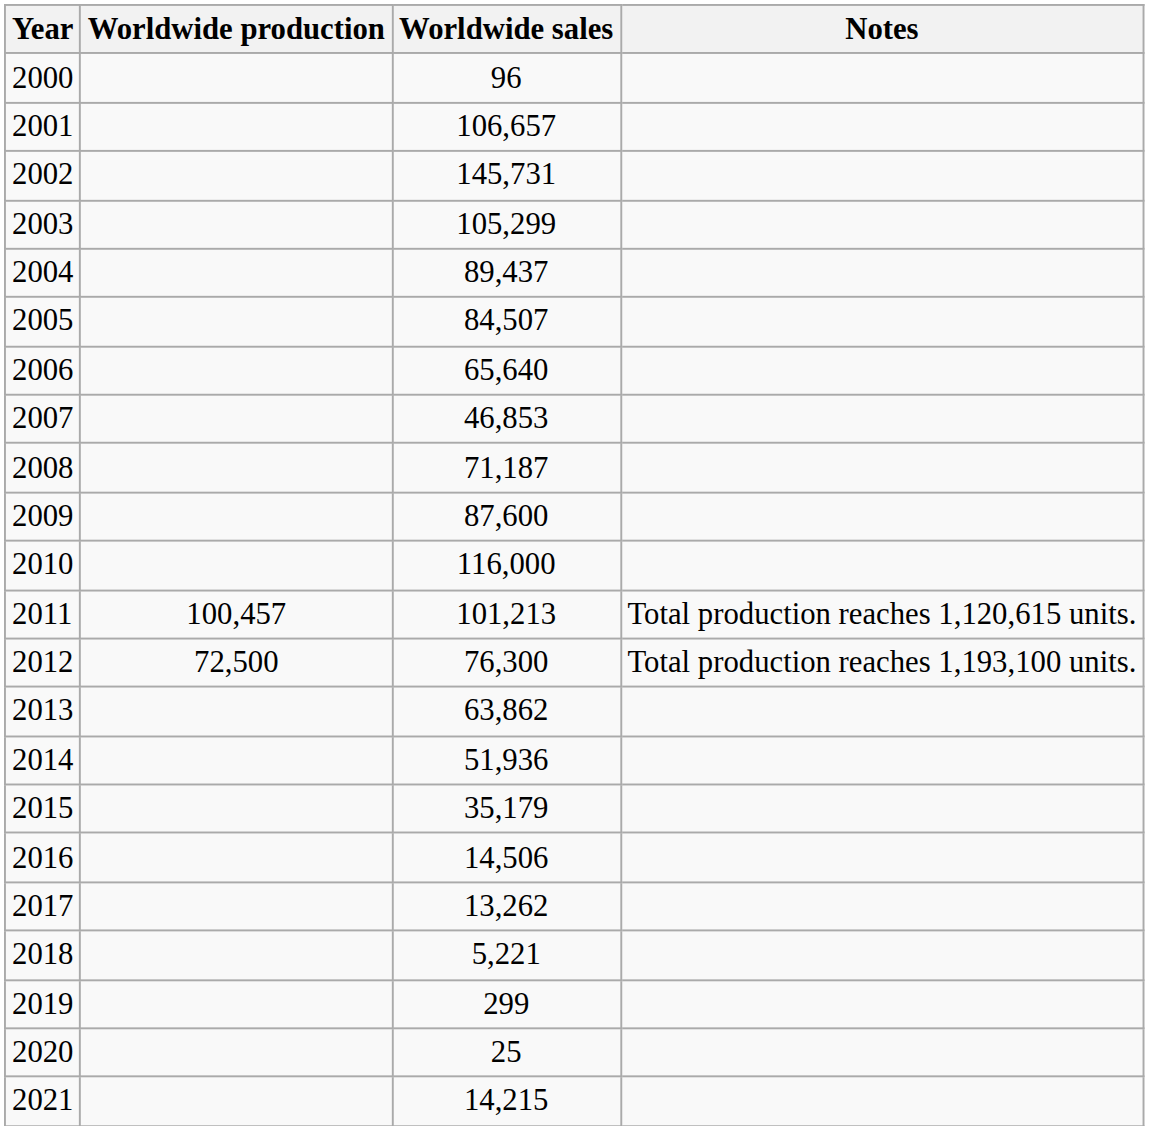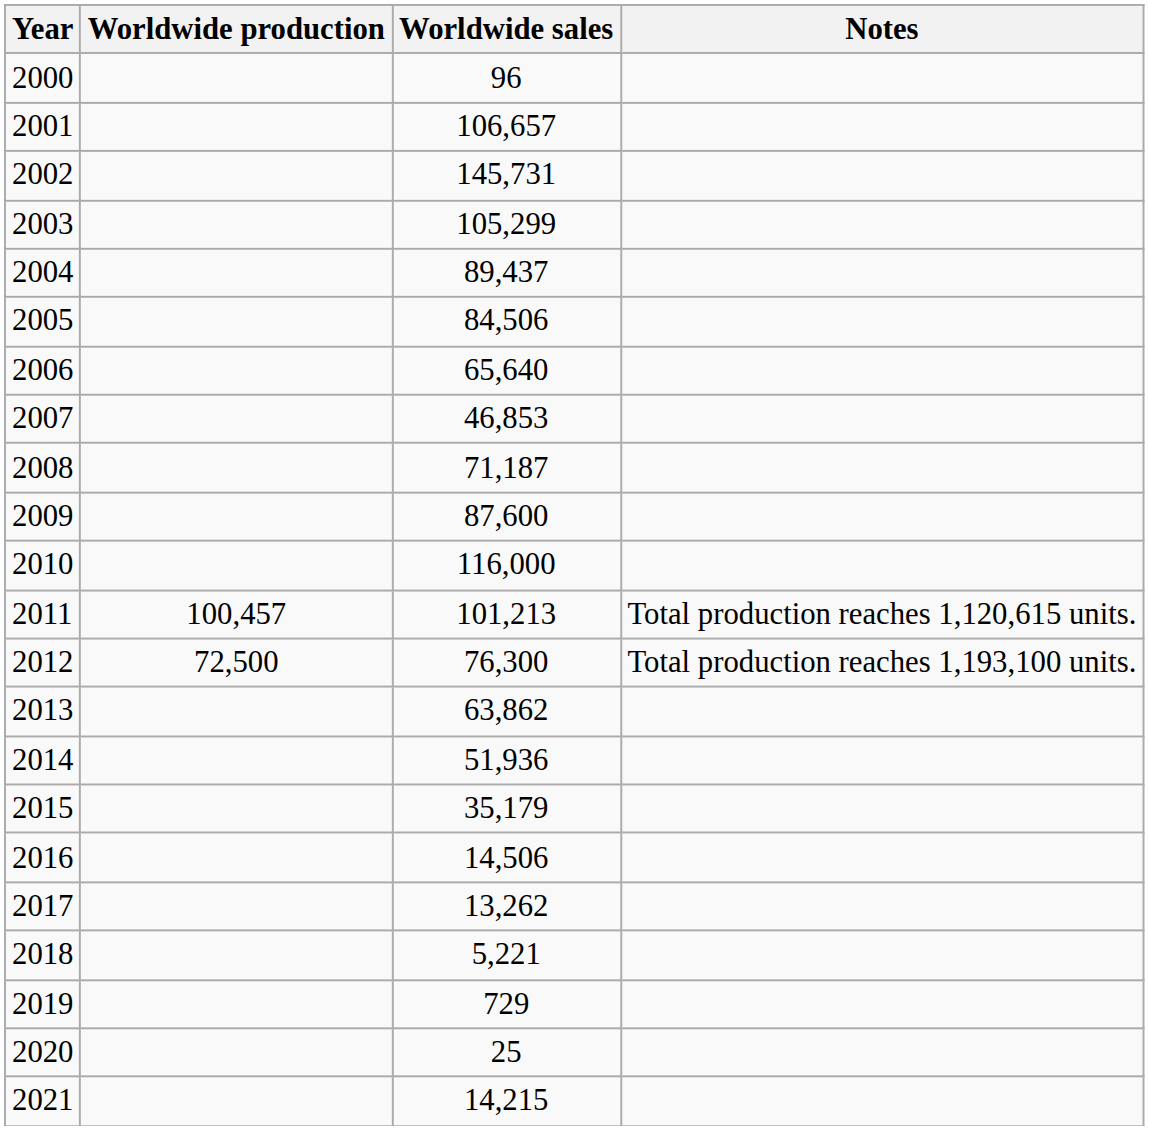(506, 321) 84,507 -> (506, 321) 84,506
(506, 1003) 299 -> (506, 1003) 729
